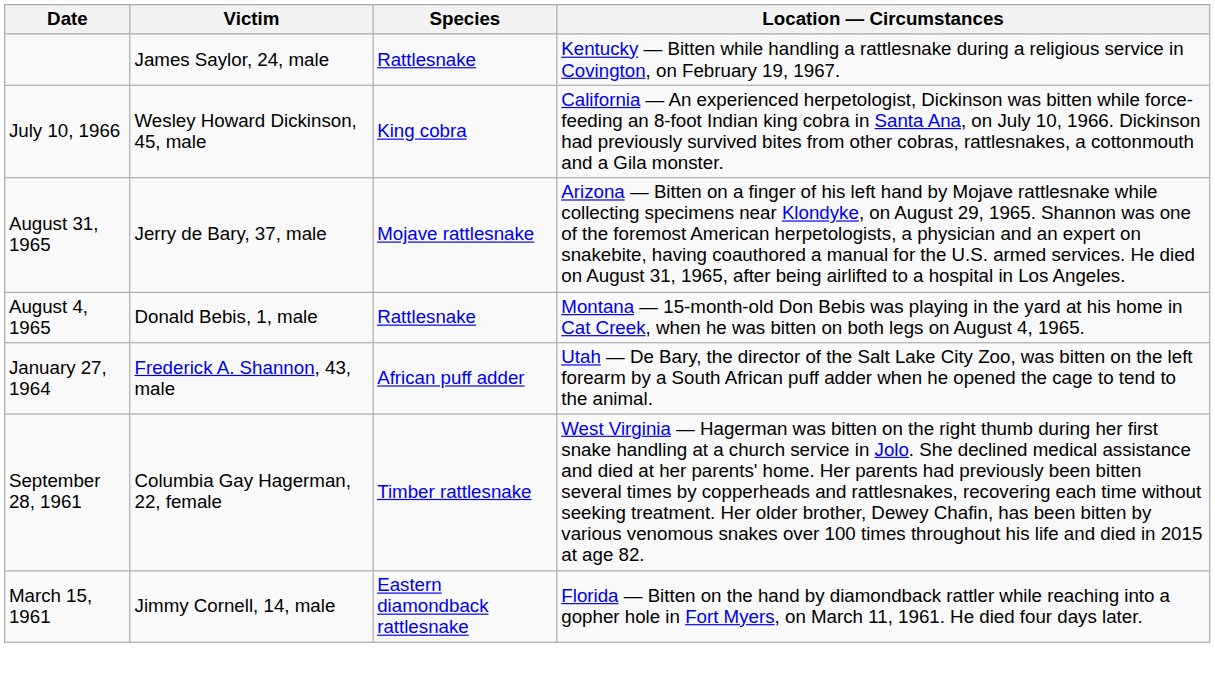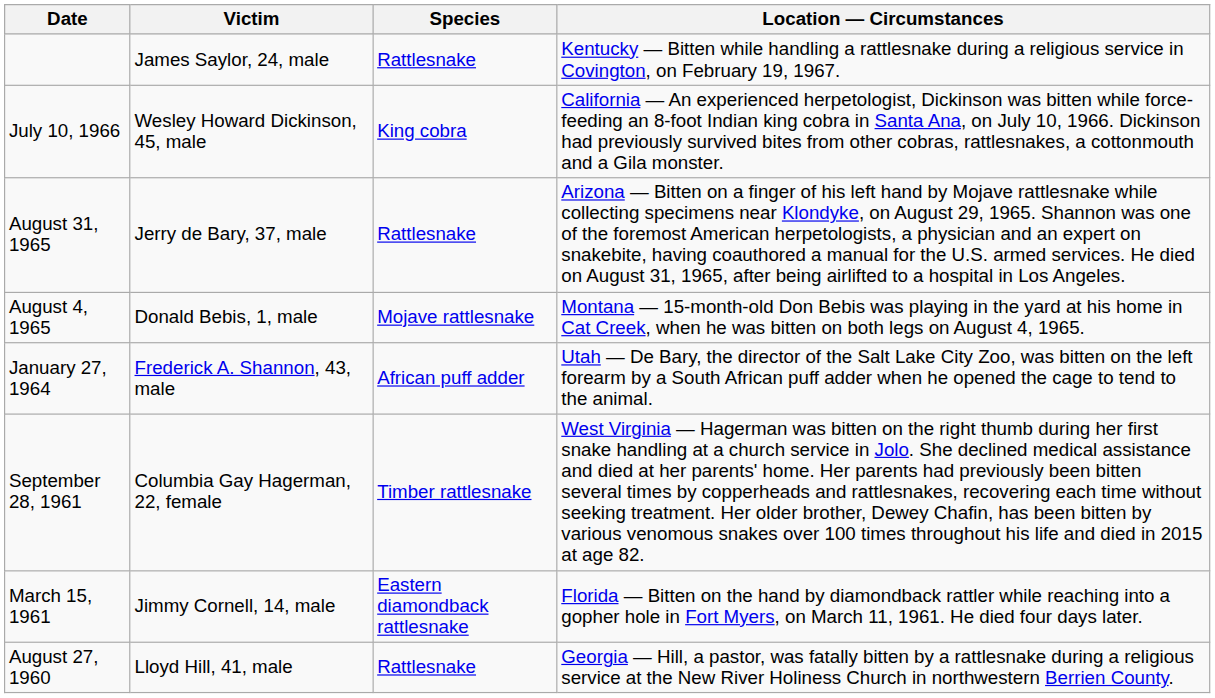(456, 234) Mojave rattlesnake -> (427, 234) Rattlesnake
(427, 317) Rattlesnake -> (456, 317) Mojave rattlesnake
+ row: (54, 667)
